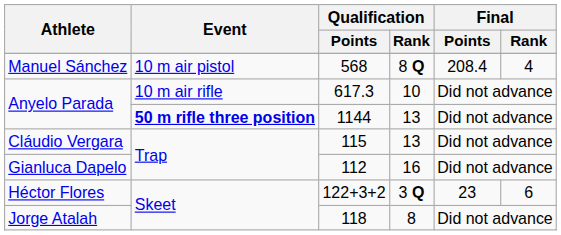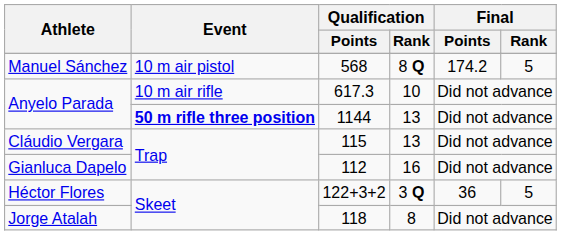(467, 67) 208.4 -> (467, 67) 174.2
(529, 67) 4 -> (529, 67) 5
(467, 193) 23 -> (467, 193) 36
(529, 193) 6 -> (529, 193) 5
